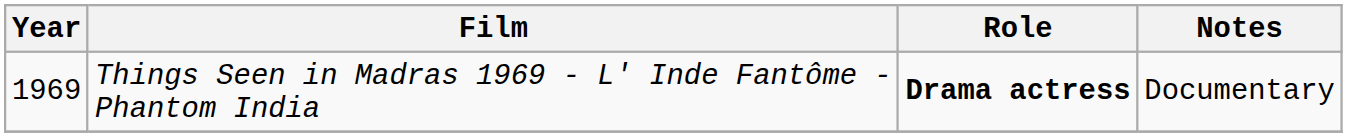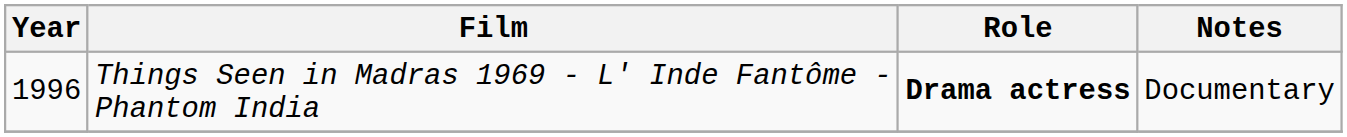(47, 92) 1969 -> (47, 92) 1996
